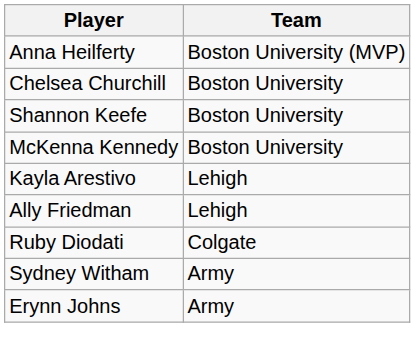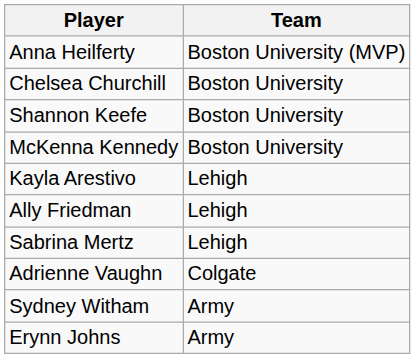+ row: (71, 242)
+ row: (86, 274)
- row: (66, 242)
